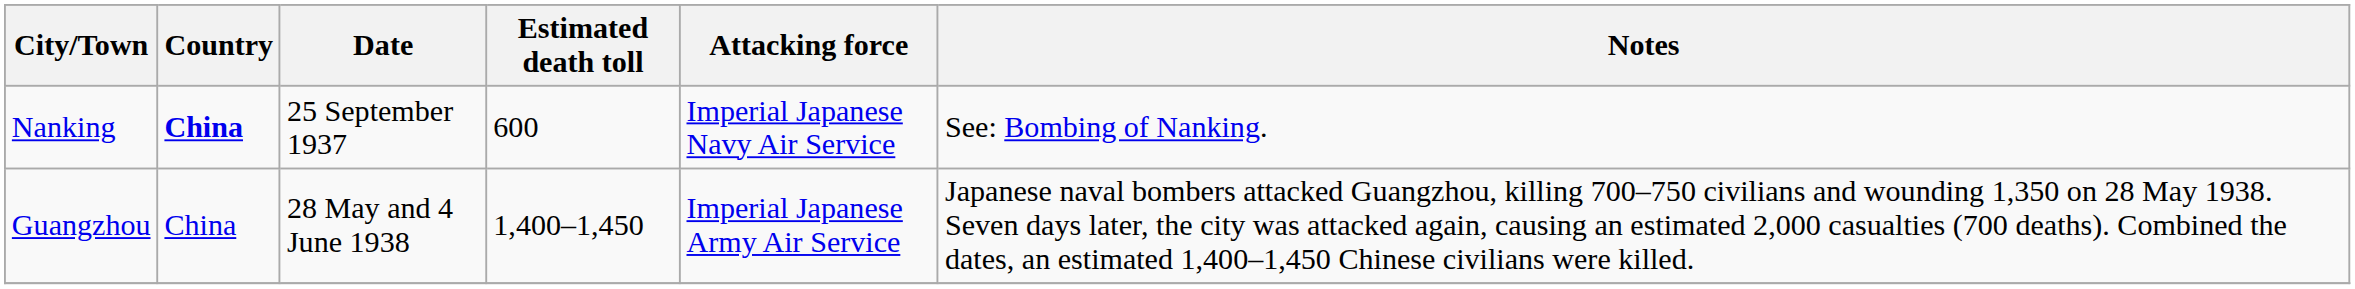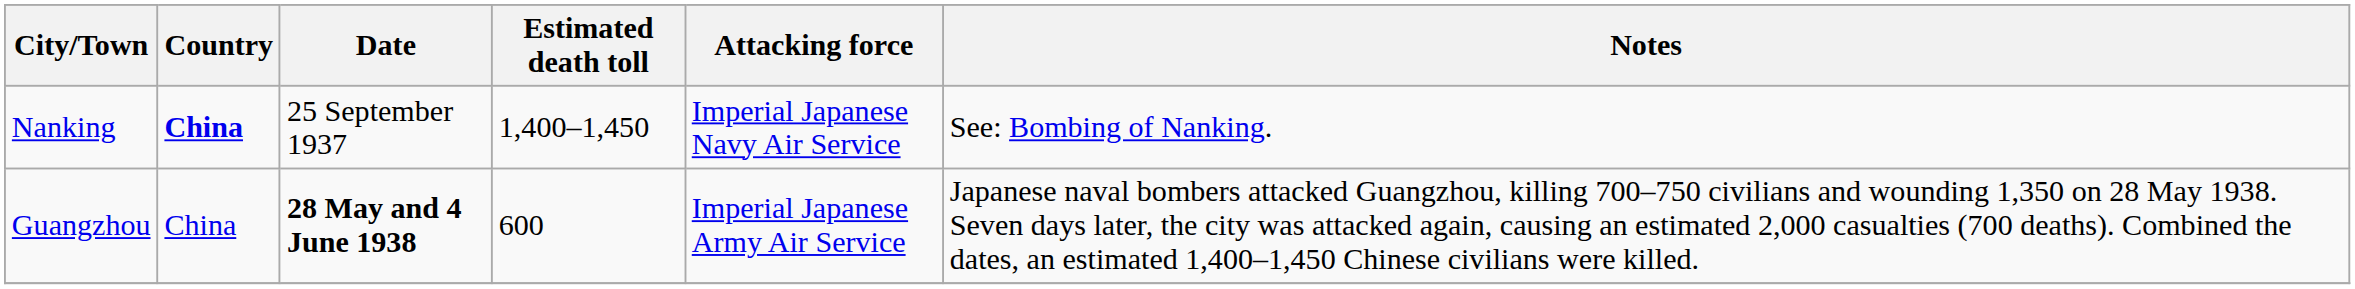(516, 126) 600 -> (574, 126) 1,400–1,450
(370, 225) normal -> (374, 225) bold
(569, 225) 1,400–1,450 -> (521, 225) 600
